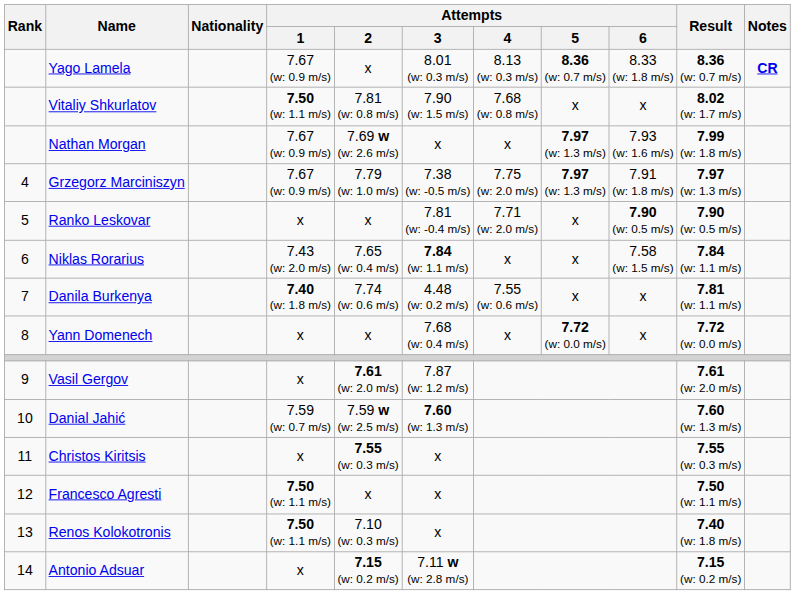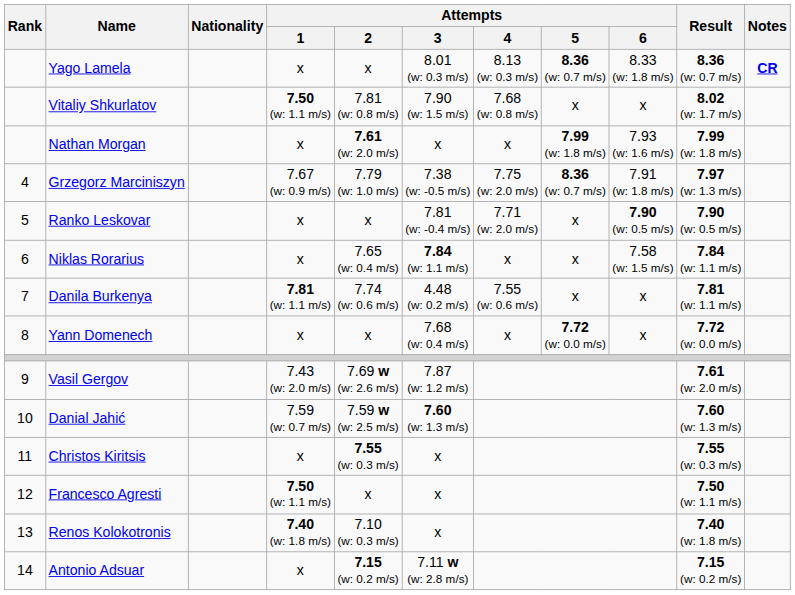(300, 68) 7.67 (w: 0.9 m/s) -> (300, 68) x
(300, 144) 7.67 (w: 0.9 m/s) -> (300, 144) x
(368, 144) 7.69 w (w: 2.6 m/s) -> (368, 144) 7.61 (w: 2.0 m/s)
(575, 144) 7.97 (w: 1.3 m/s) -> (575, 144) 7.99 (w: 1.8 m/s)
(575, 182) 7.97 (w: 1.3 m/s) -> (575, 182) 8.36 (w: 0.7 m/s)
(300, 259) 7.43 (w: 2.0 m/s) -> (300, 259) x
(300, 297) 7.40 (w: 1.8 m/s) -> (300, 297) 7.81 (w: 1.1 m/s)
(300, 380) x -> (300, 380) 7.43 (w: 2.0 m/s)
(368, 380) 7.61 (w: 2.0 m/s) -> (368, 380) 7.69 w (w: 2.6 m/s)
(300, 532) 7.50 (w: 1.1 m/s) -> (300, 532) 7.40 (w: 1.8 m/s)
